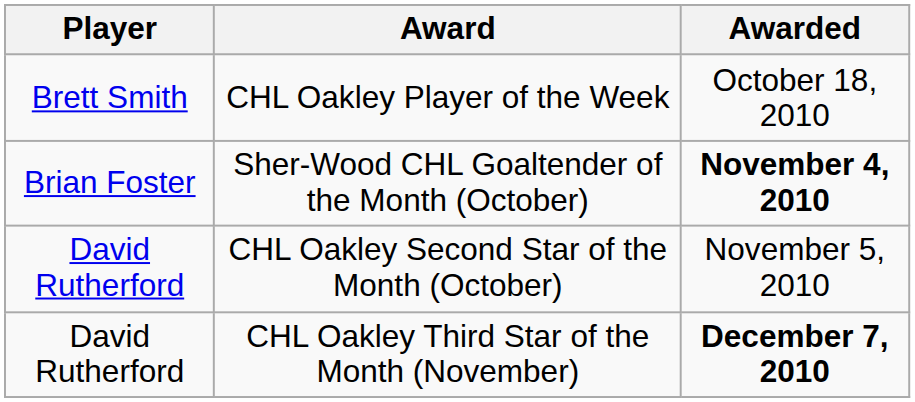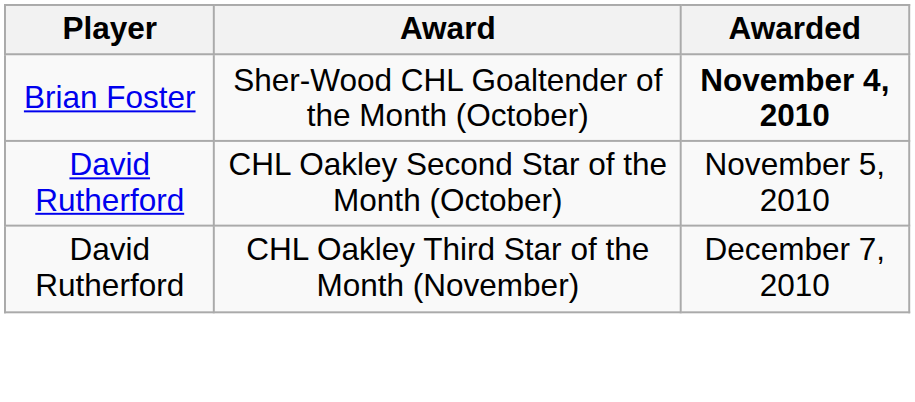- row: (448, 97)
(795, 353) bold -> (795, 268) normal
